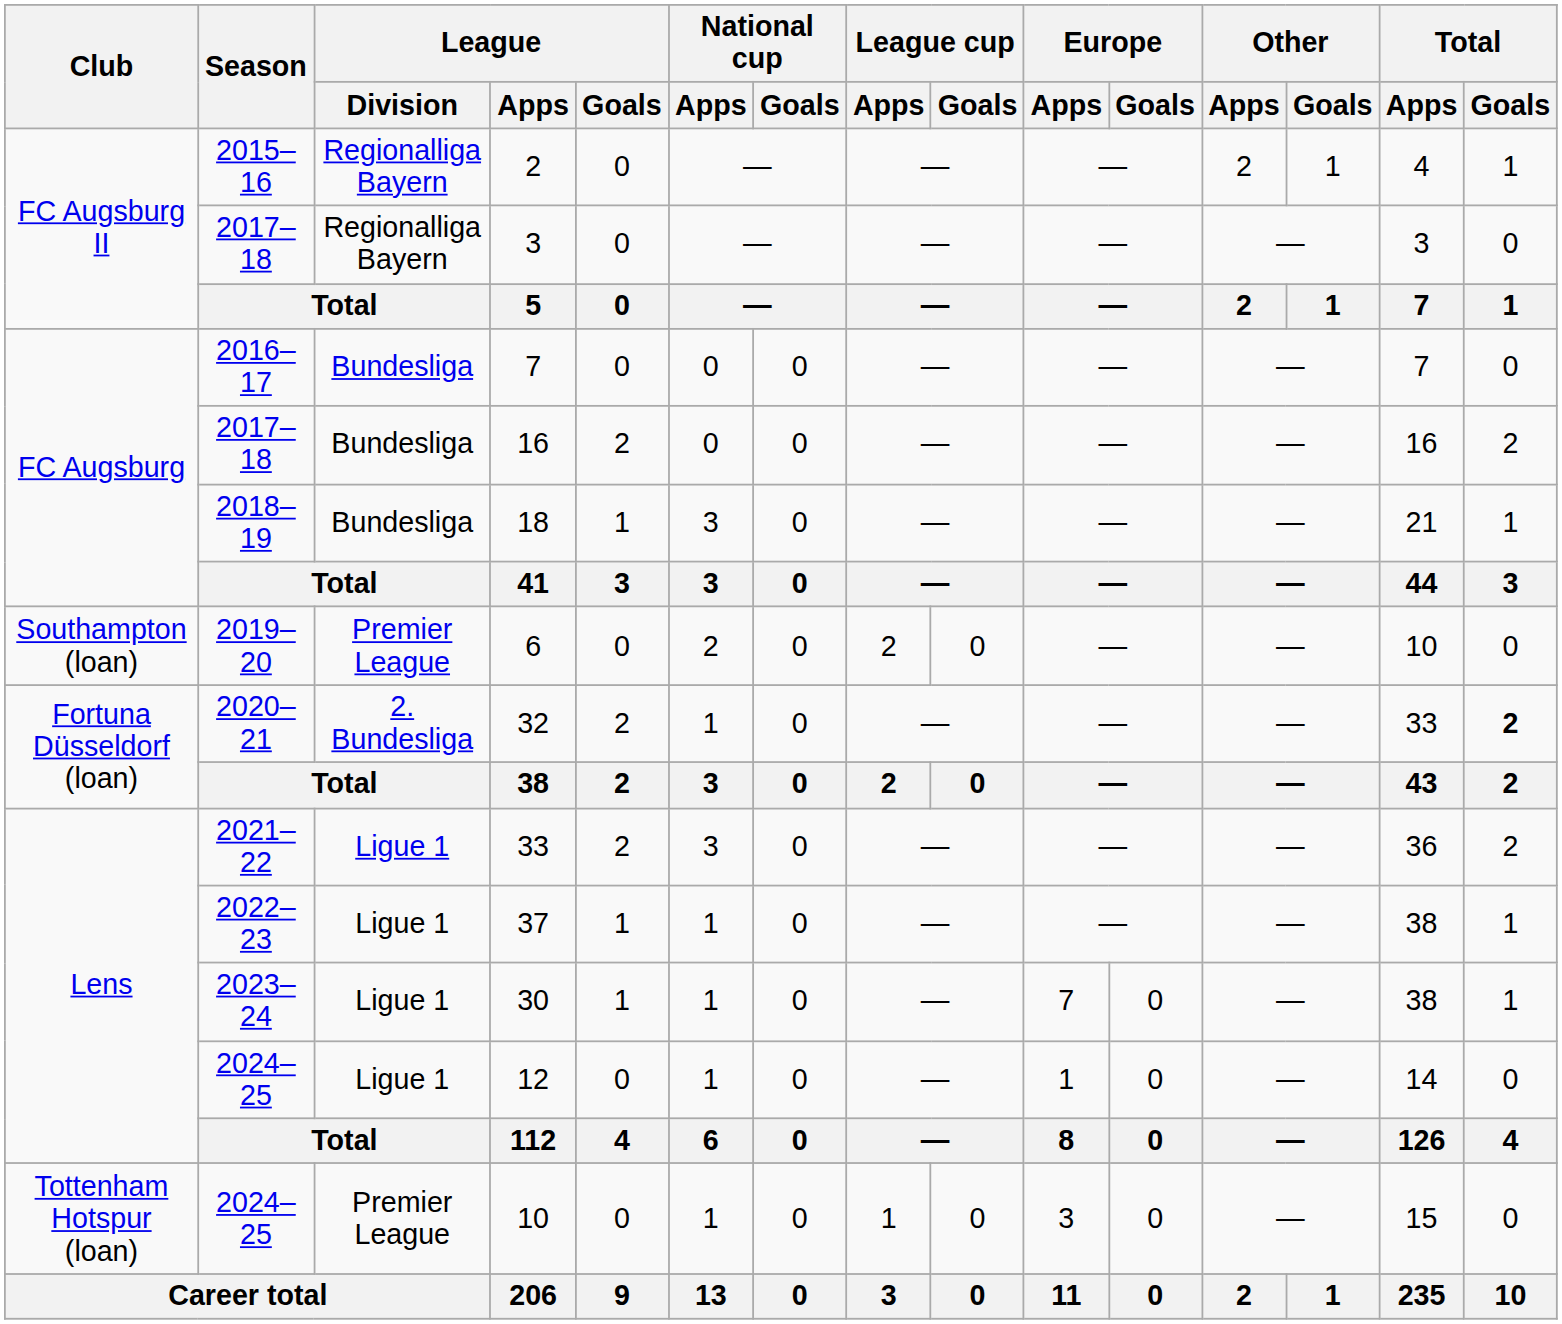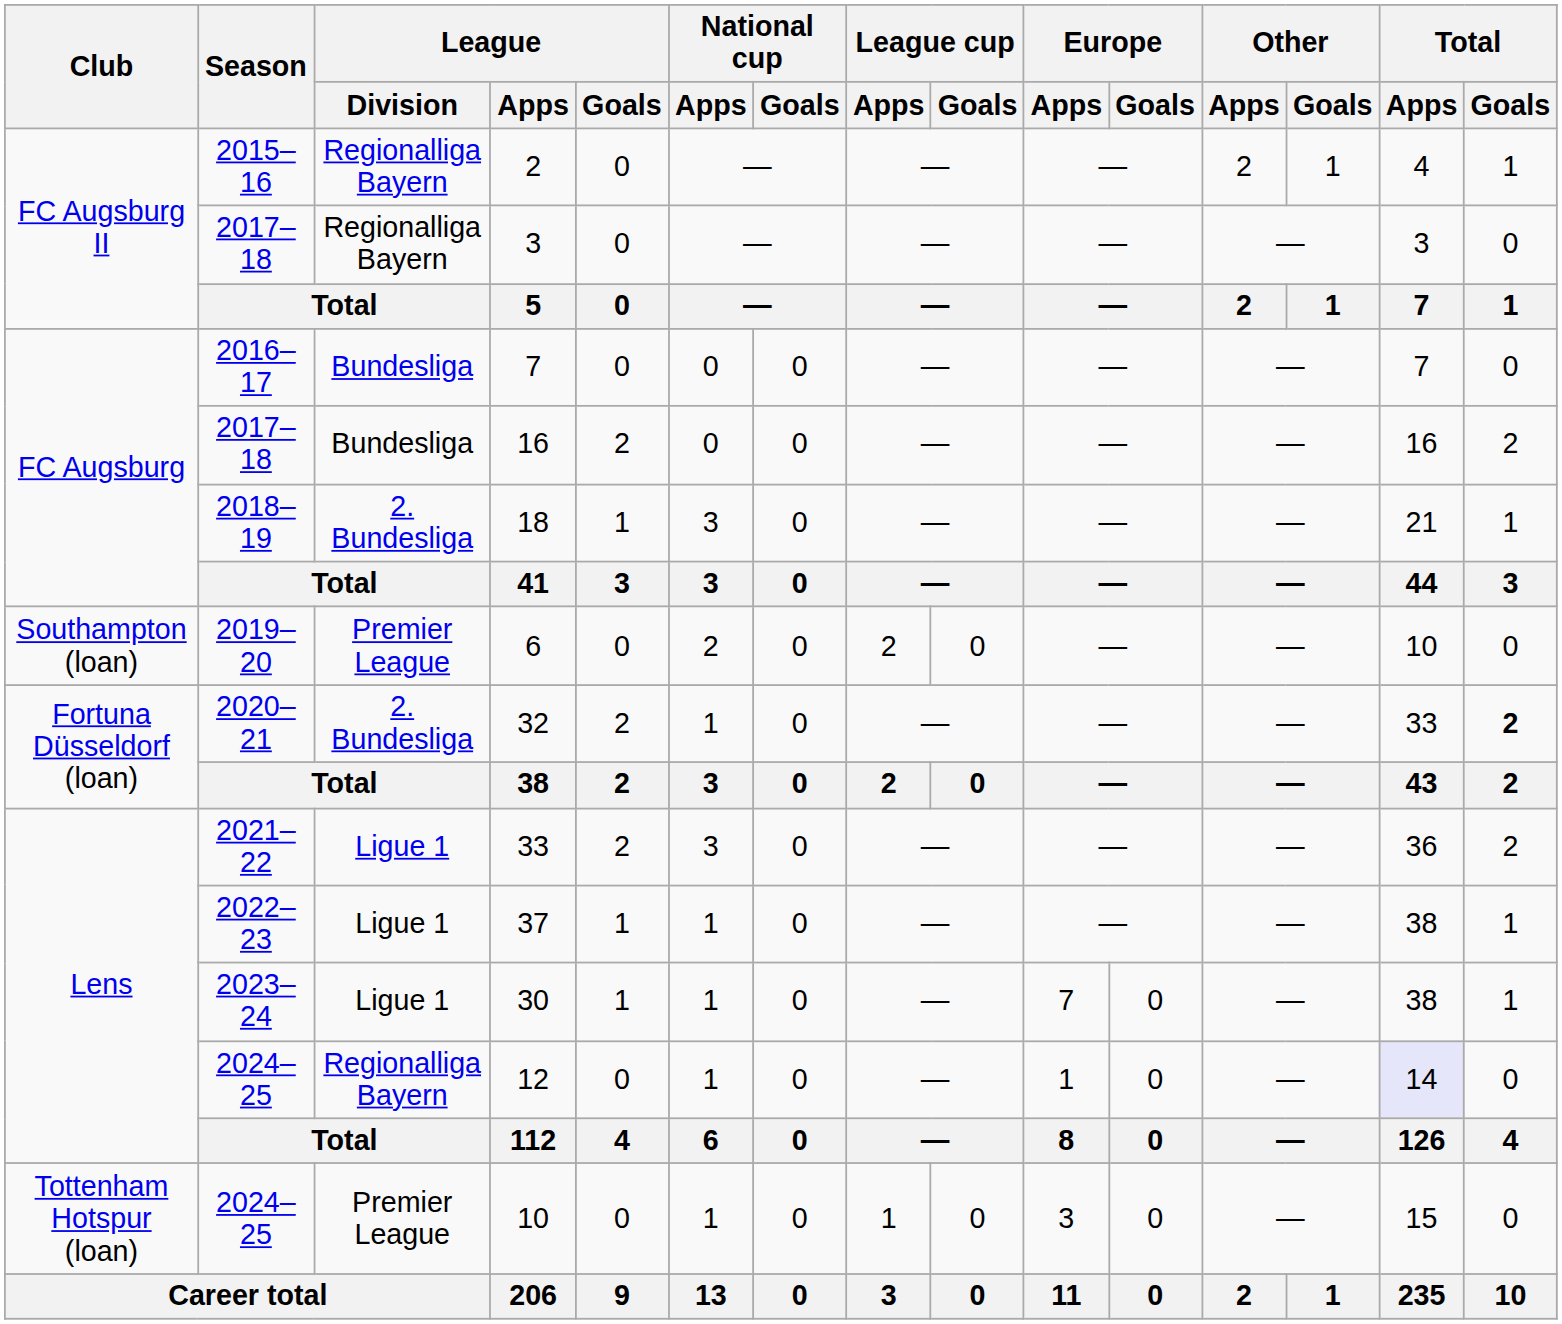(402, 522) Bundesliga -> (402, 522) 2. Bundesliga
(402, 1079) Ligue 1 -> (402, 1079) Regionalliga Bayern
(1422, 1079) no background -> (1422, 1079) lavender background
